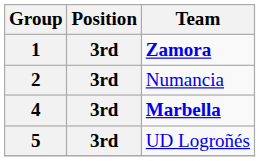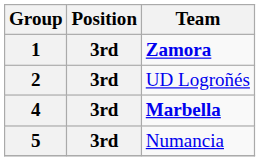(185, 79) Numancia -> (198, 79) UD Logroñés
(198, 140) UD Logroñés -> (185, 140) Numancia
